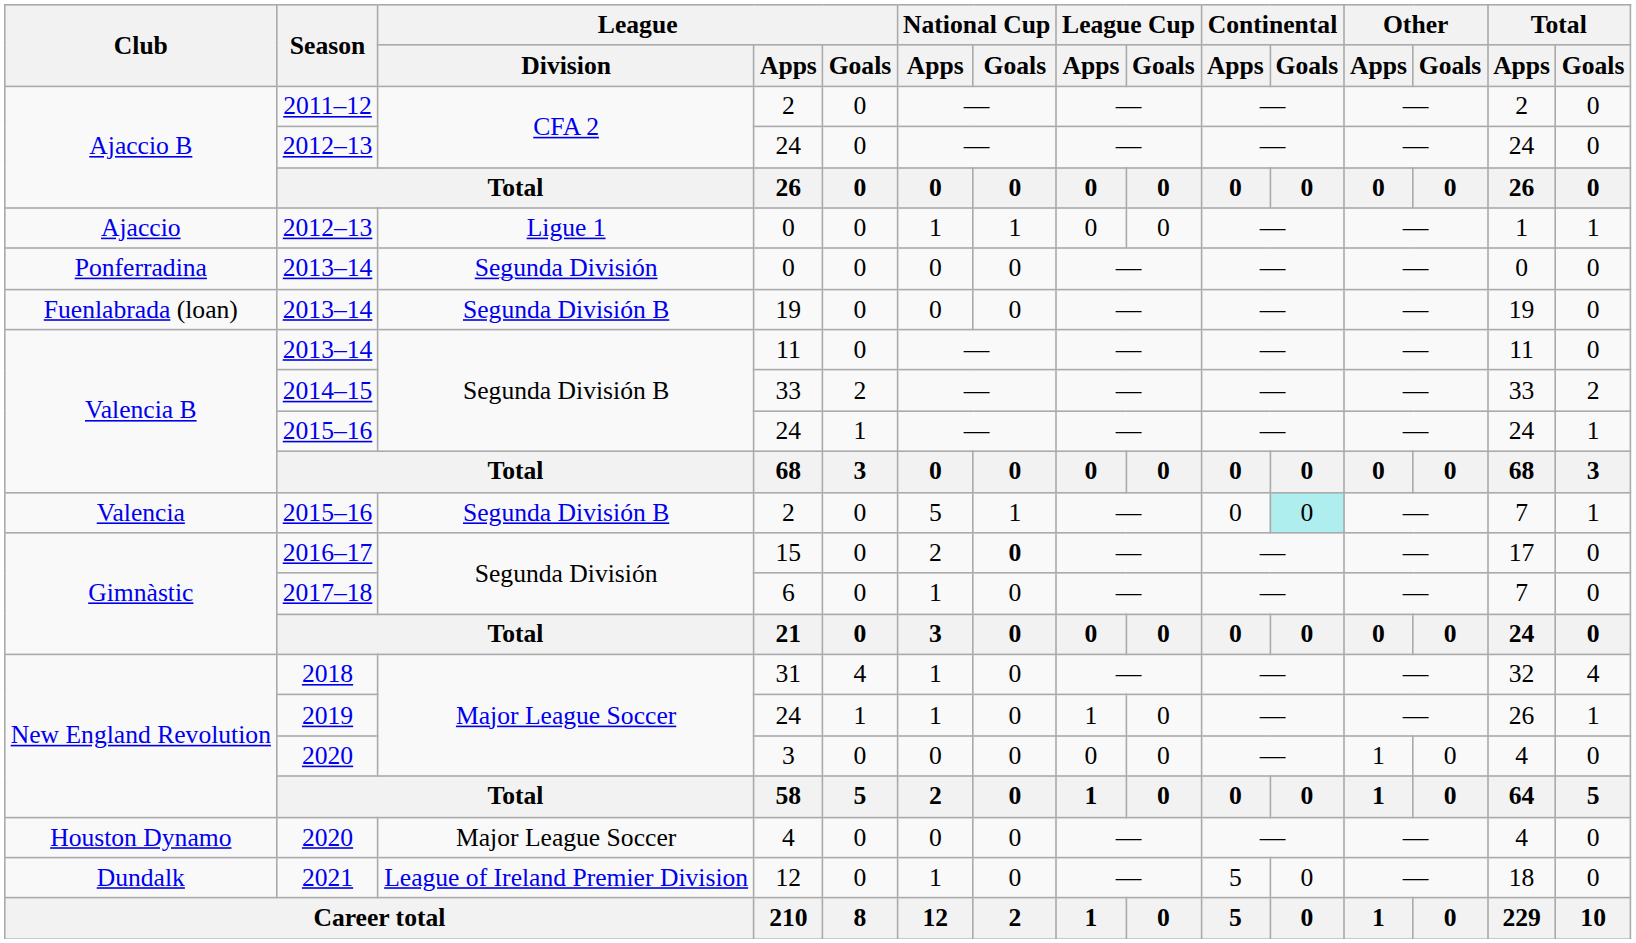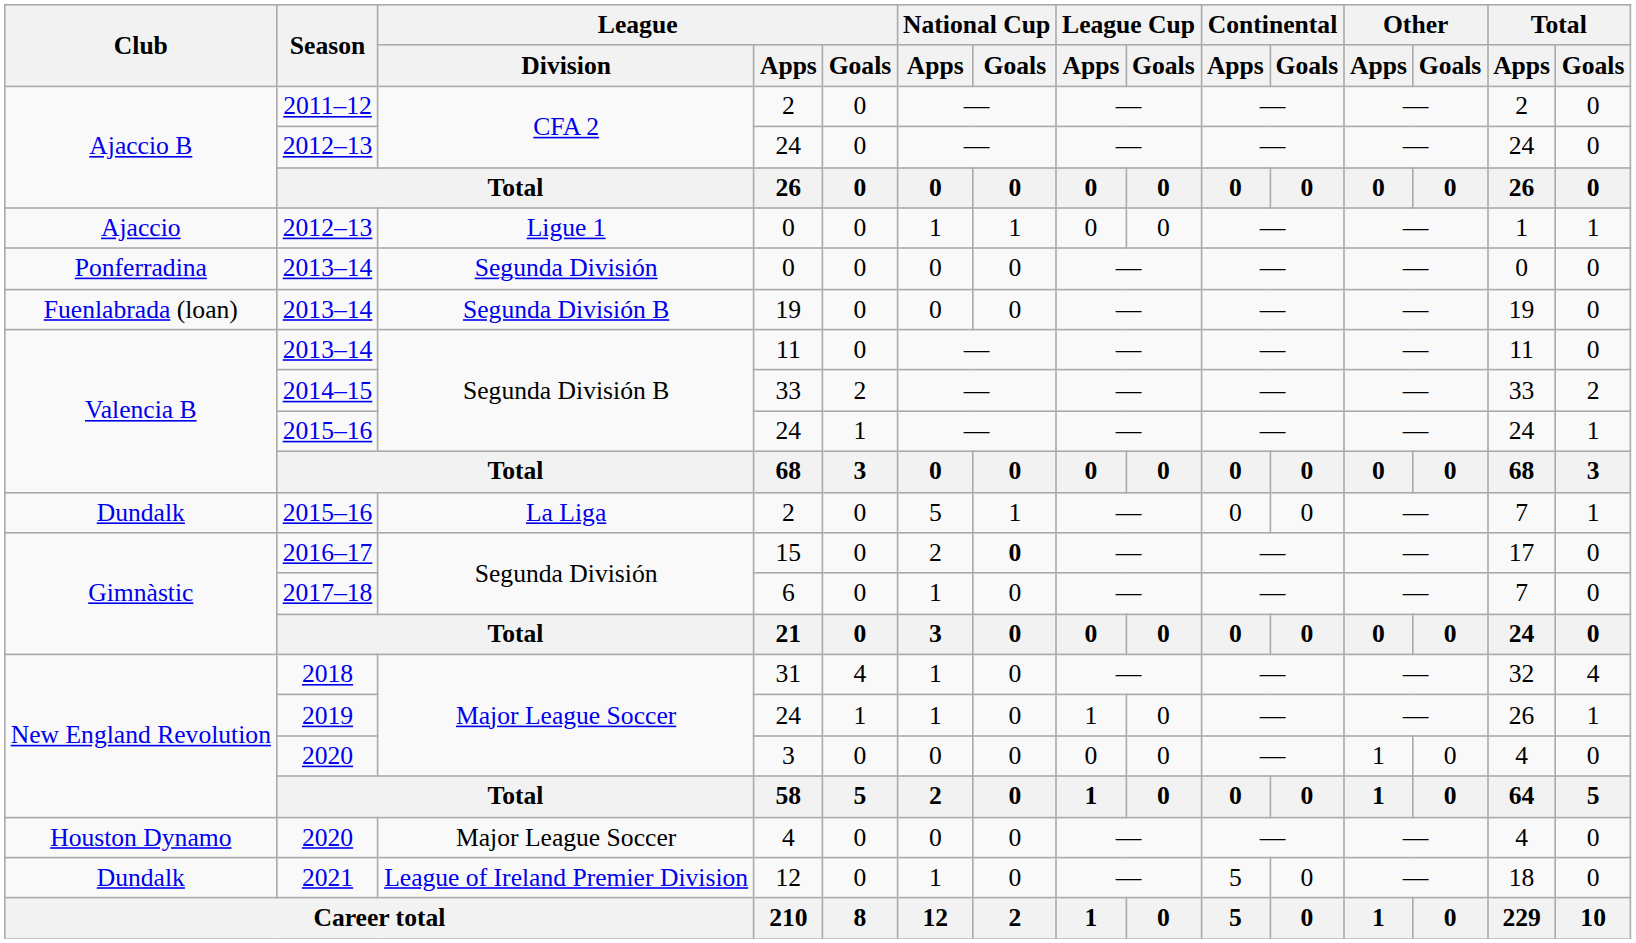(141, 512) Valencia -> (141, 512) Dundalk
(566, 512) Segunda División B -> (566, 512) La Liga
(1307, 512) paleturquoise background -> (1307, 512) no background
